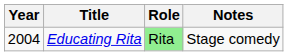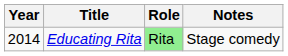(24, 39) 2004 -> (24, 39) 2014
